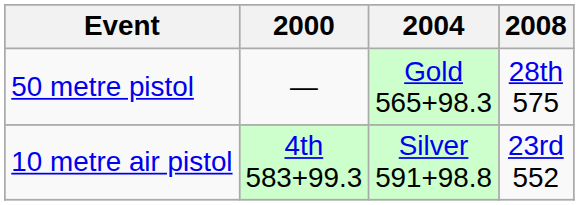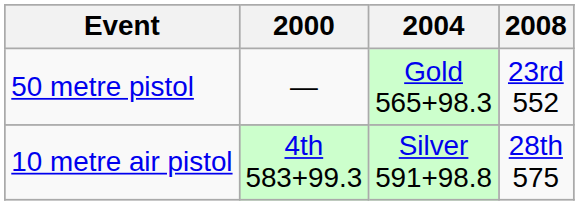(536, 86) 28th 575 -> (536, 86) 23rd 552
(536, 161) 23rd 552 -> (536, 161) 28th 575
